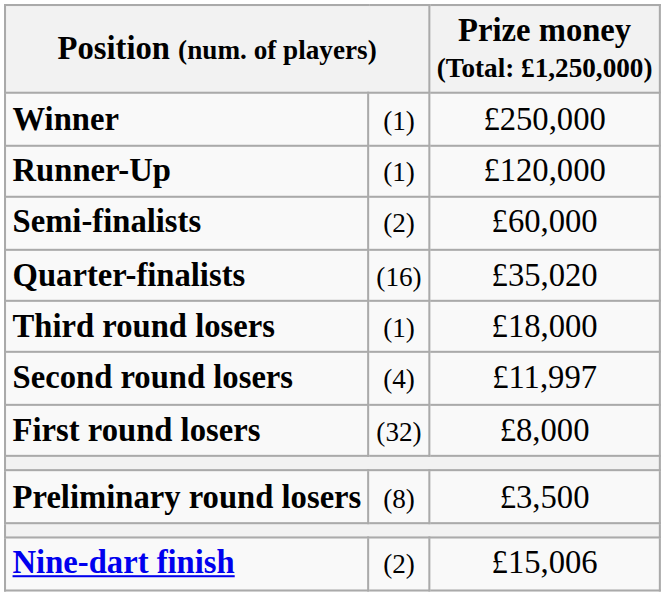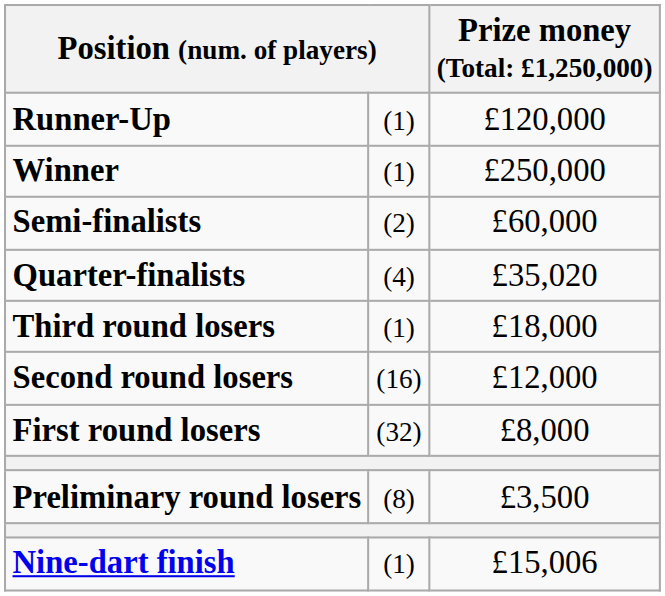rows swapped: (66, 118) <-> (92, 170)
(399, 276) (16) -> (399, 276) (4)
(399, 379) (4) -> (399, 379) (16)
(545, 377) £11,997 -> (545, 377) £12,000
(399, 565) (2) -> (399, 565) (1)
